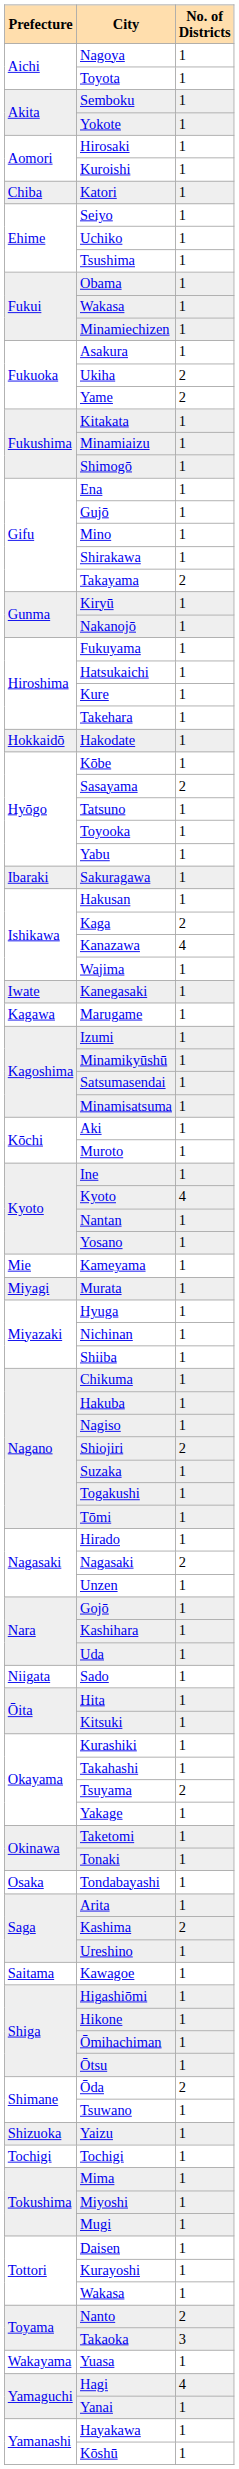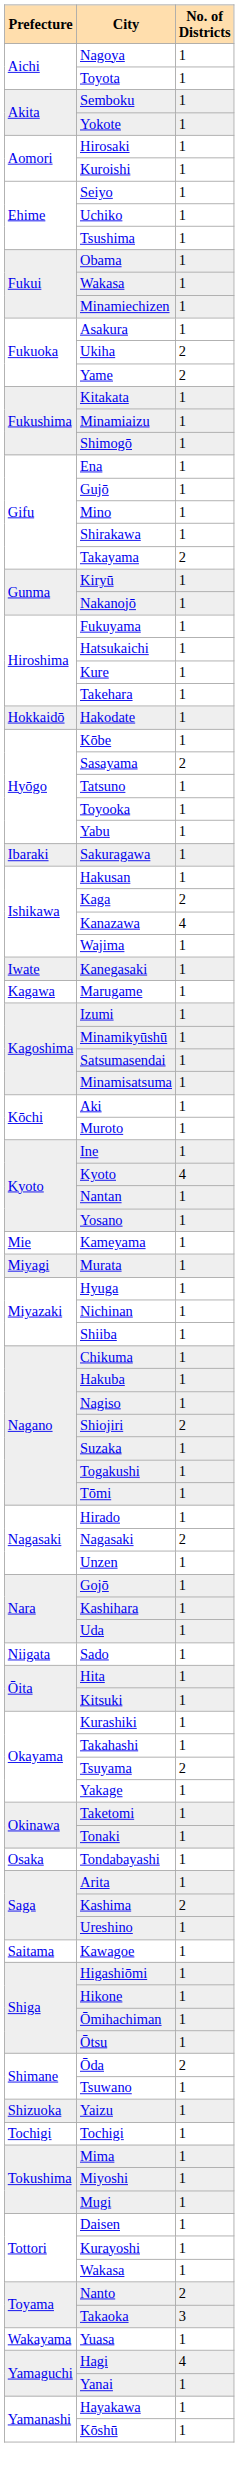- row: (25, 192)
